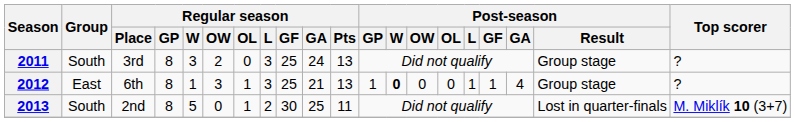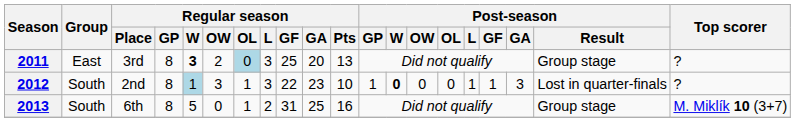(87, 61) South -> (87, 61) East
(193, 61) normal -> (193, 61) bold
(247, 61) no background -> (247, 61) lightblue background
(316, 61) 24 -> (316, 61) 20
(87, 84) East -> (87, 84) South
(133, 84) 6th -> (133, 84) 2nd
(193, 84) no background -> (193, 84) lightblue background
(289, 84) 25 -> (289, 84) 22
(316, 84) 21 -> (316, 84) 23
(345, 84) 13 -> (345, 84) 10
(520, 84) 4 -> (520, 84) 3
(577, 84) Group stage -> (602, 84) Lost in quarter-finals
(133, 106) 2nd -> (133, 106) 6th
(289, 106) 30 -> (289, 106) 31
(345, 106) 11 -> (345, 106) 16
(602, 106) Lost in quarter-finals -> (577, 106) Group stage
